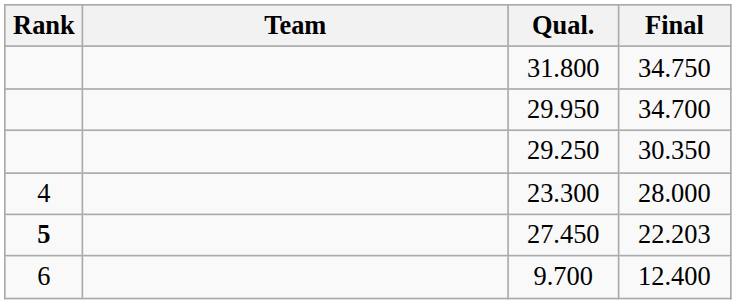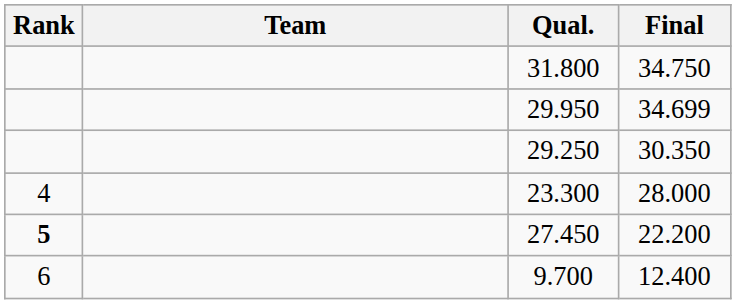(674, 109) 34.700 -> (674, 109) 34.699
(674, 234) 22.203 -> (674, 234) 22.200
